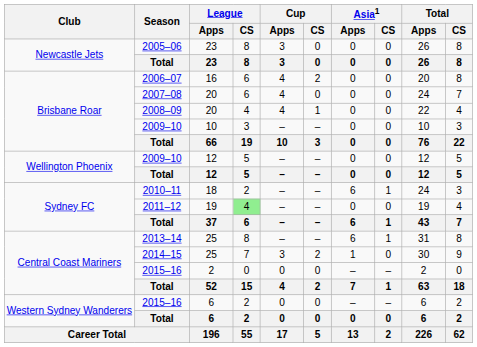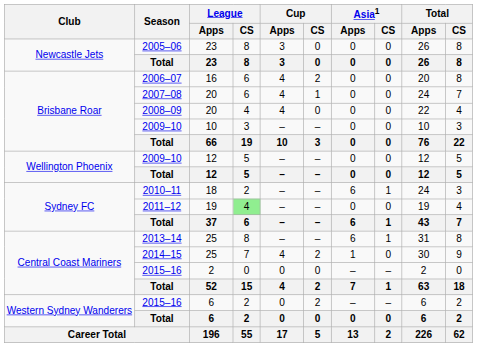(317, 95) 0 -> (317, 95) 1
(317, 111) 1 -> (317, 111) 0
(282, 255) 3 -> (282, 255) 4
(317, 302) 0 -> (317, 302) 2
